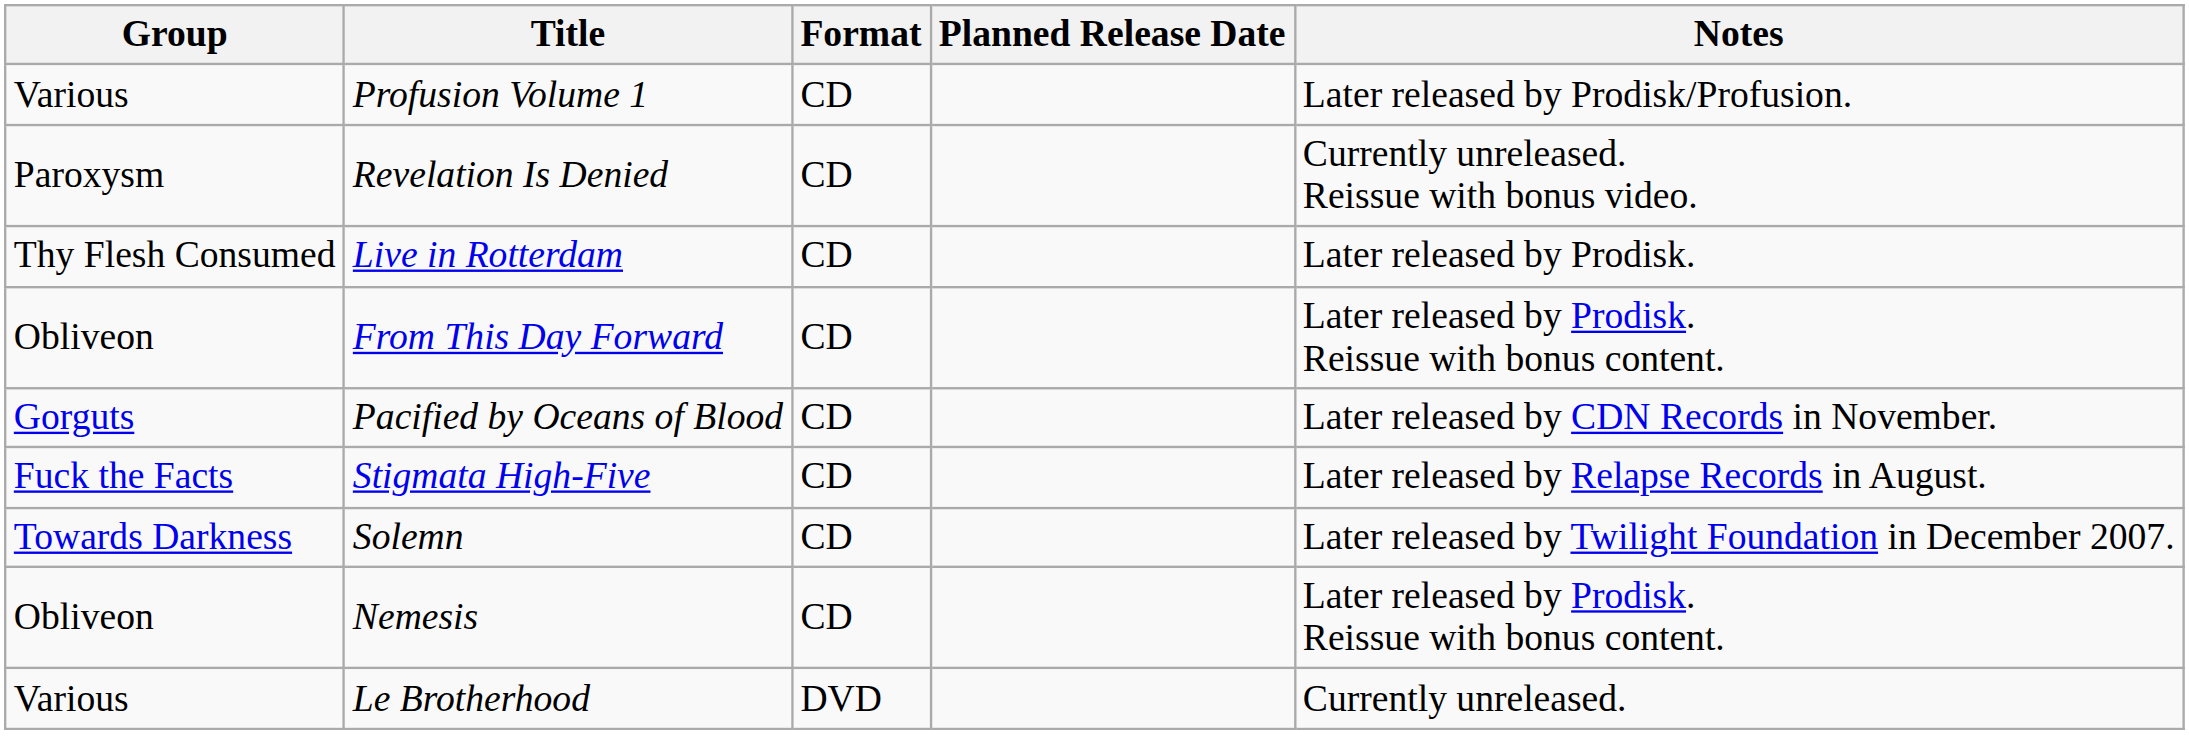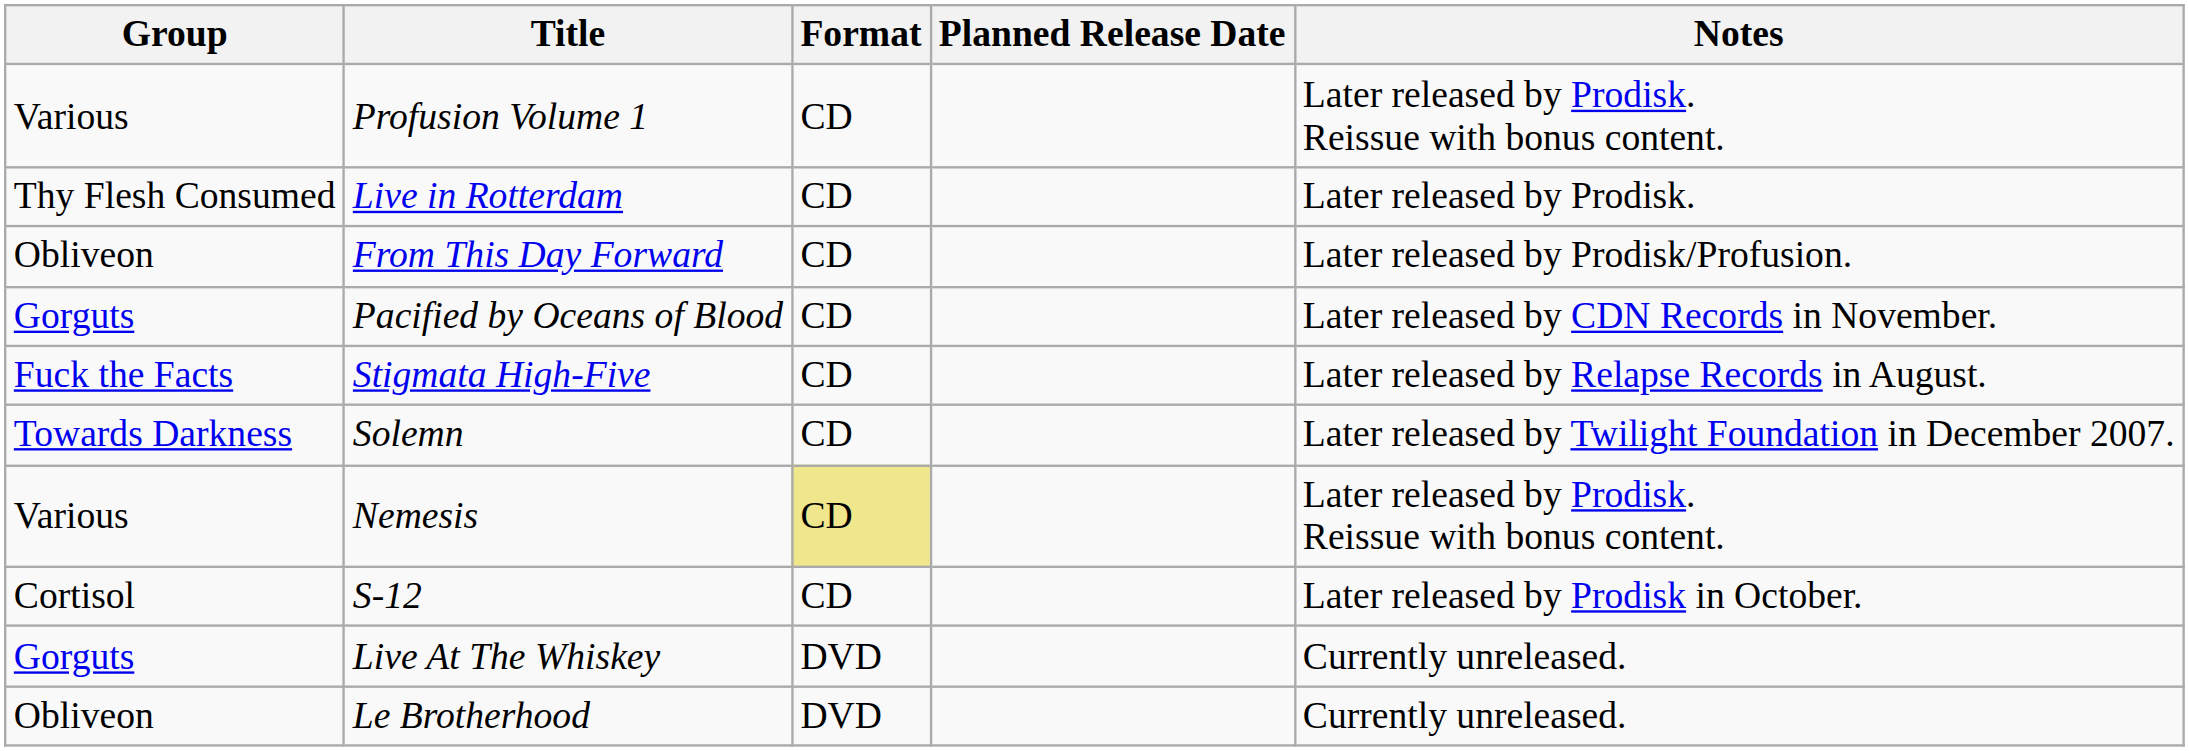(1577, 93) Later released by Prodisk/Profusion. -> (1514, 115) Later released by Prodisk. Reissue with bonus content.
- row: (511, 174)
(1514, 336) Later released by Prodisk. Reissue with bonus content. -> (1577, 255) Later released by Prodisk/Profusion.
(84, 617) Obliveon -> (71, 515) Various
(827, 617) no background -> (827, 515) khaki background
+ row: (387, 595)
+ row: (507, 655)
(71, 697) Various -> (84, 715) Obliveon
